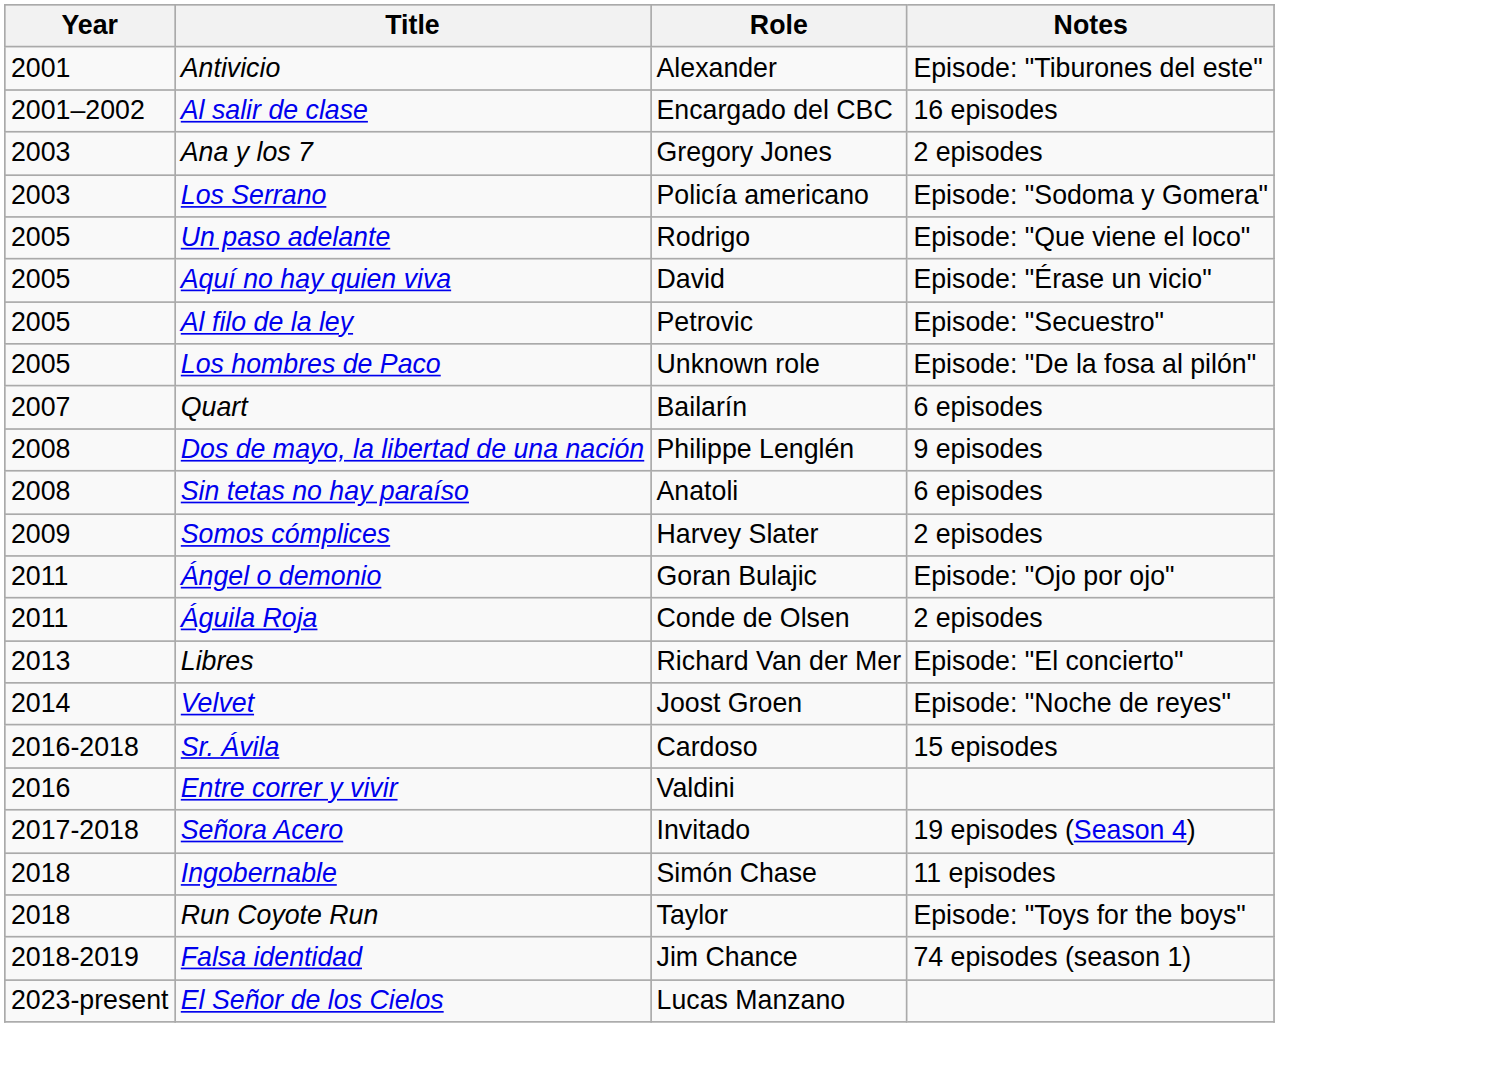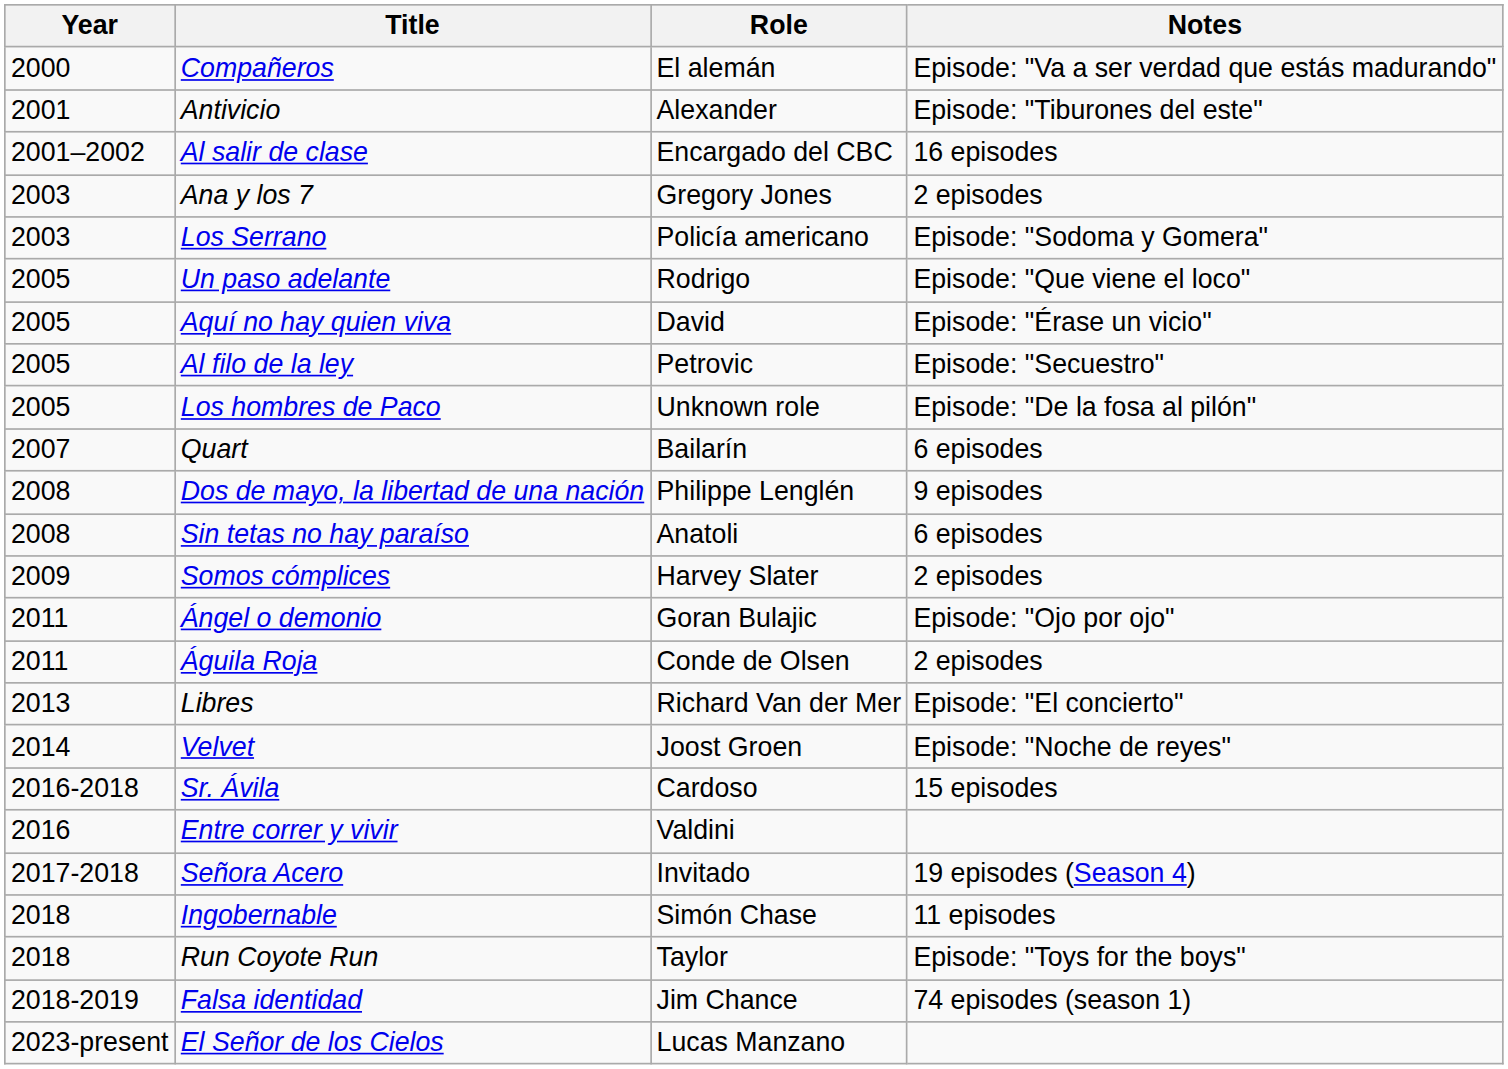+ row: (257, 68)
